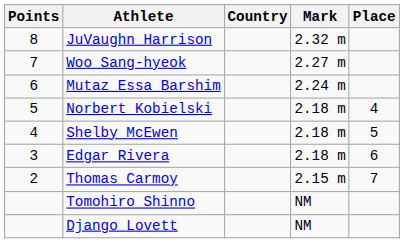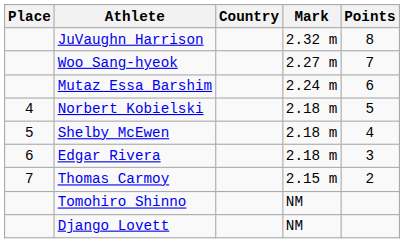columns swapped: (374, 16) <-> (34, 16)
